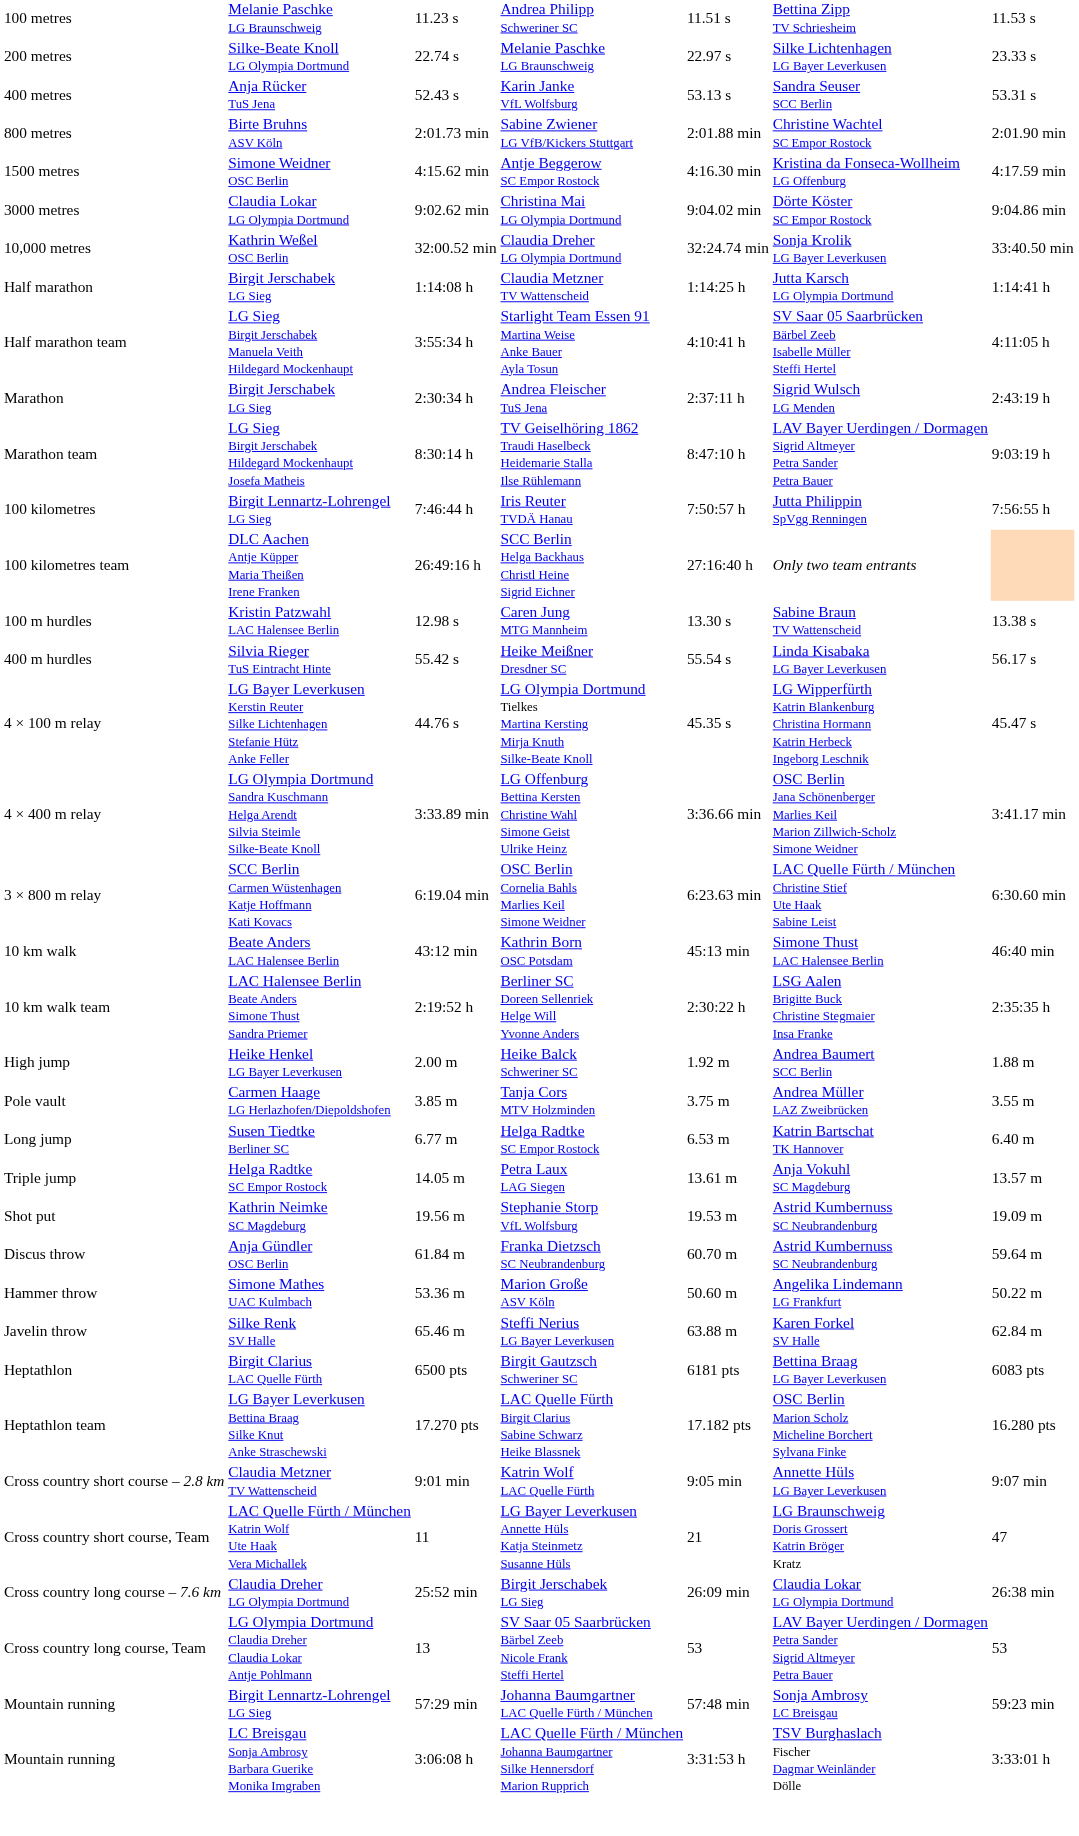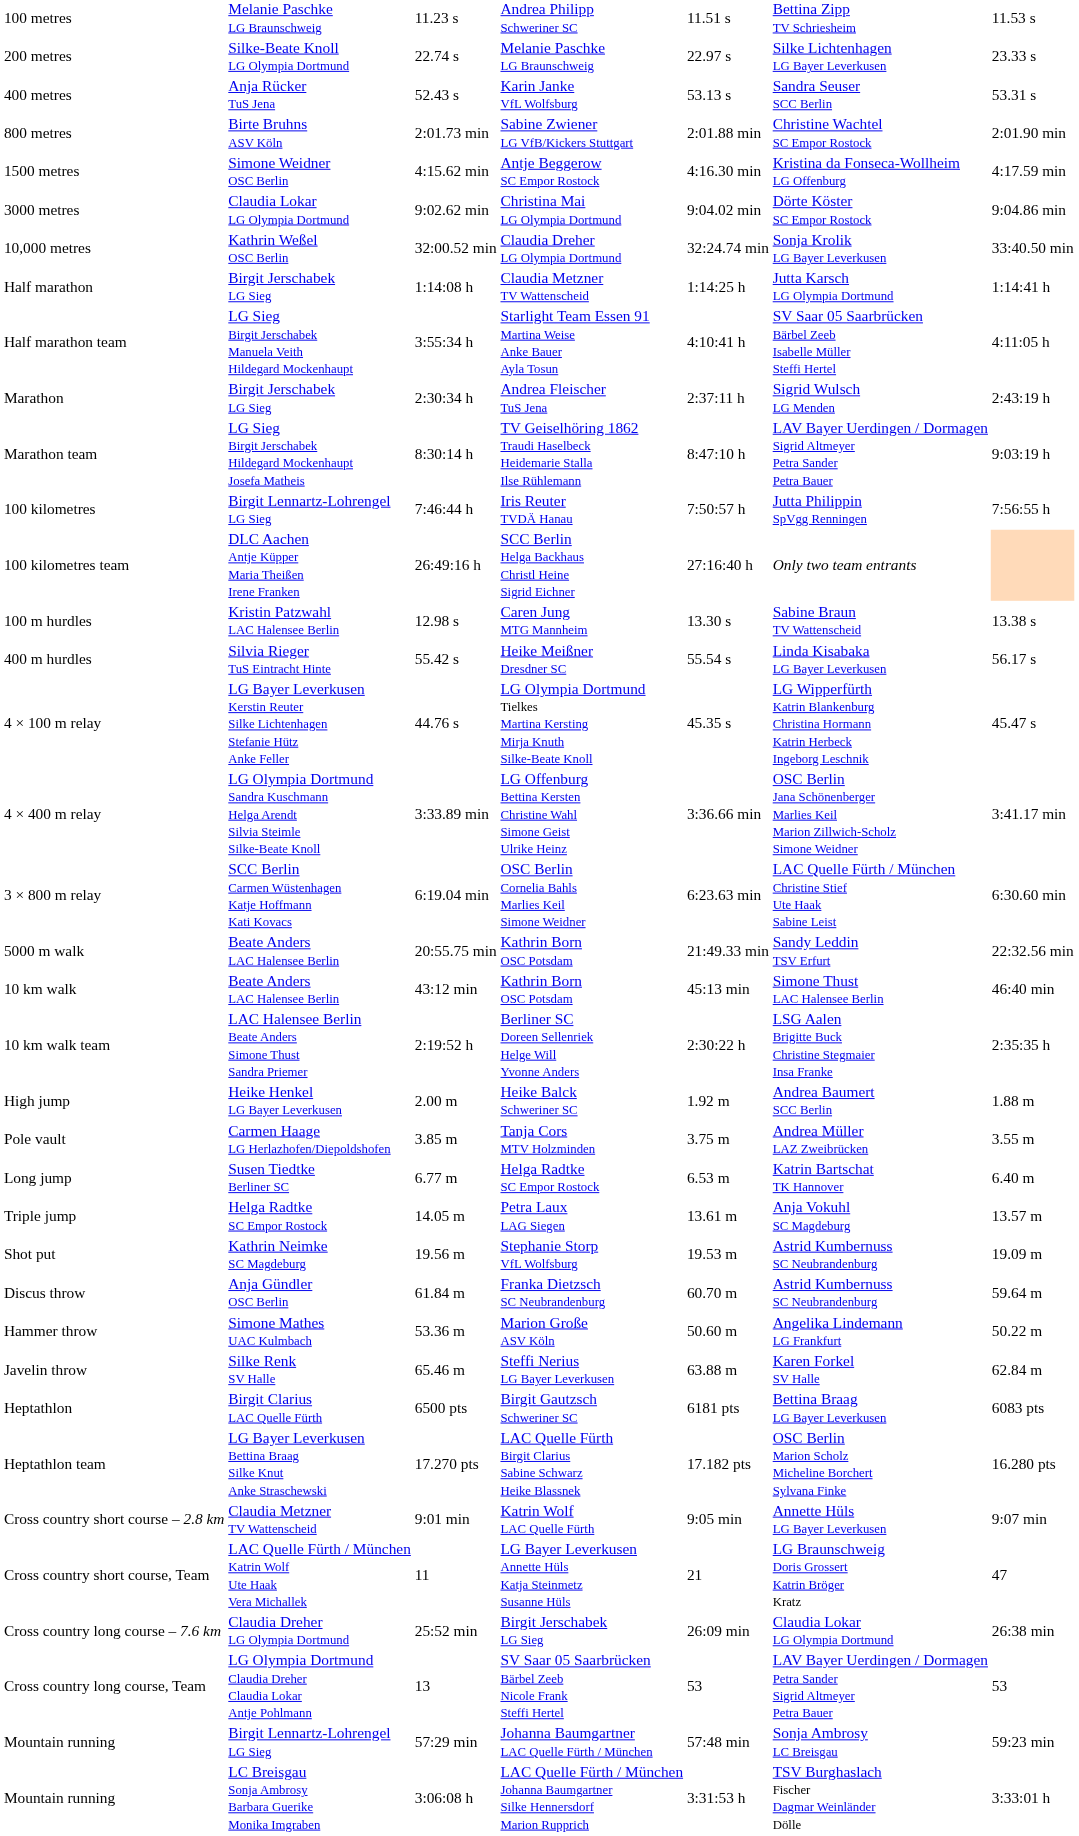+ row: (44, 951)
